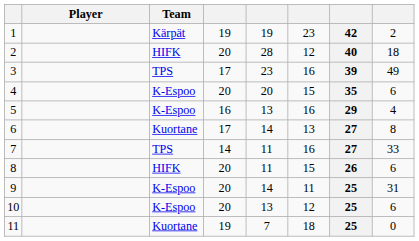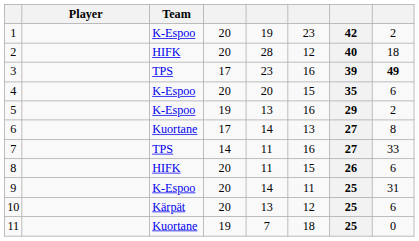(169, 33) Kärpät -> (174, 33) K-Espoo
(225, 33) 19 -> (225, 33) 20
(393, 71) normal -> (393, 71) bold
(225, 110) 16 -> (225, 110) 19
(393, 110) 4 -> (393, 110) 2
(174, 206) K-Espoo -> (169, 206) Kärpät
